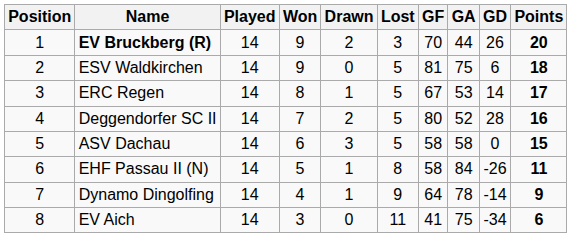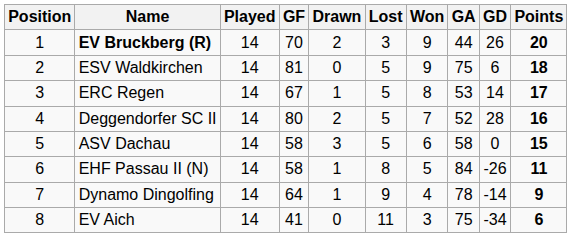columns swapped: (300, 17) <-> (433, 17)
